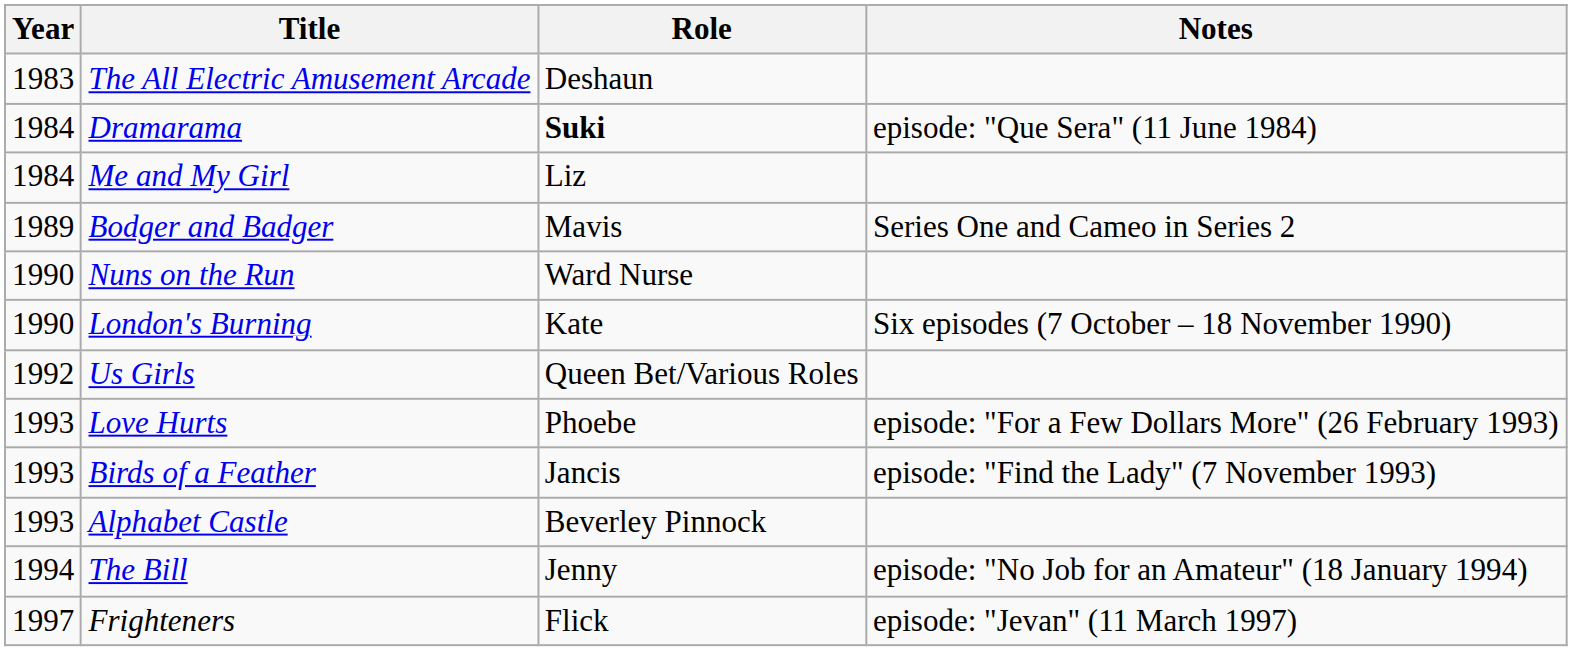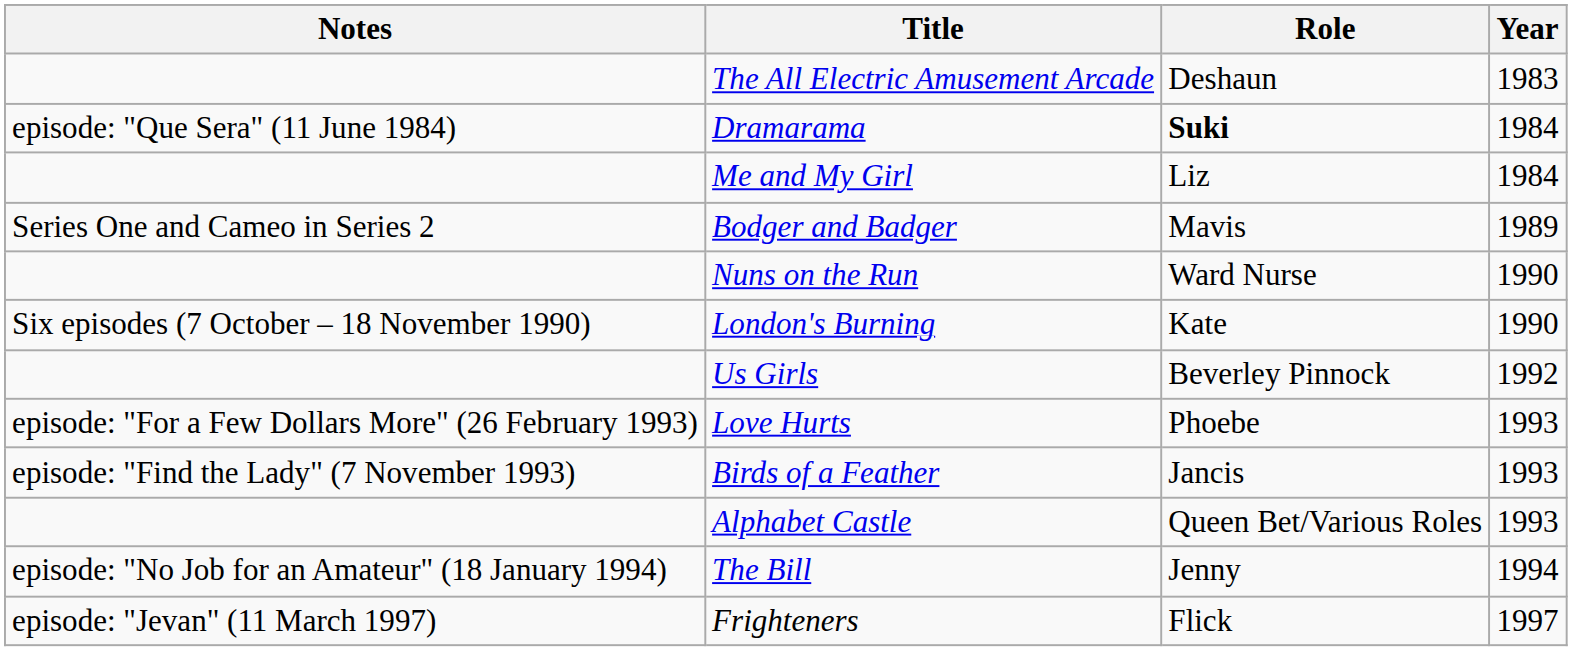columns swapped: (43, 29) <-> (1216, 29)
(702, 373) Queen Bet/Various Roles -> (1279, 373) Beverley Pinnock
(656, 521) Beverley Pinnock -> (1325, 521) Queen Bet/Various Roles
